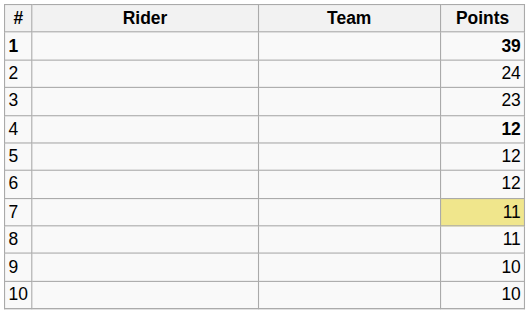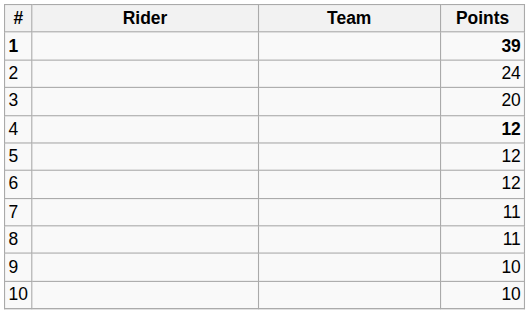(511, 101) 23 -> (511, 101) 20
(512, 211) khaki background -> (512, 211) no background
